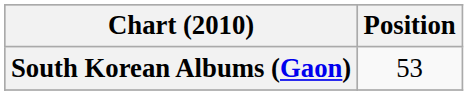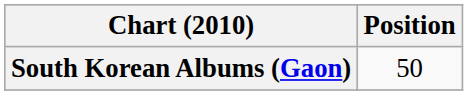(410, 68) 53 -> (410, 68) 50
